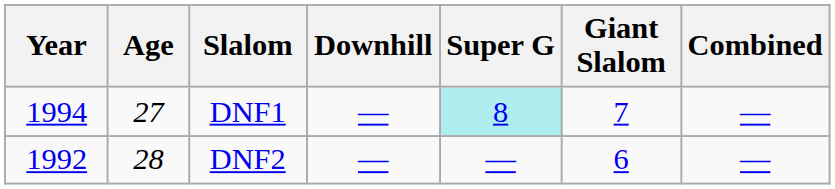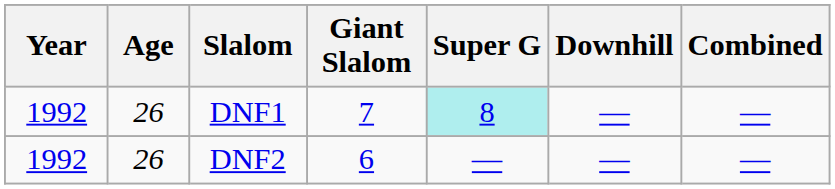columns swapped: (621, 45) <-> (373, 45)
(57, 111) 1994 -> (57, 111) 1992
(148, 111) 27 -> (148, 111) 26
(148, 159) 28 -> (148, 159) 26
